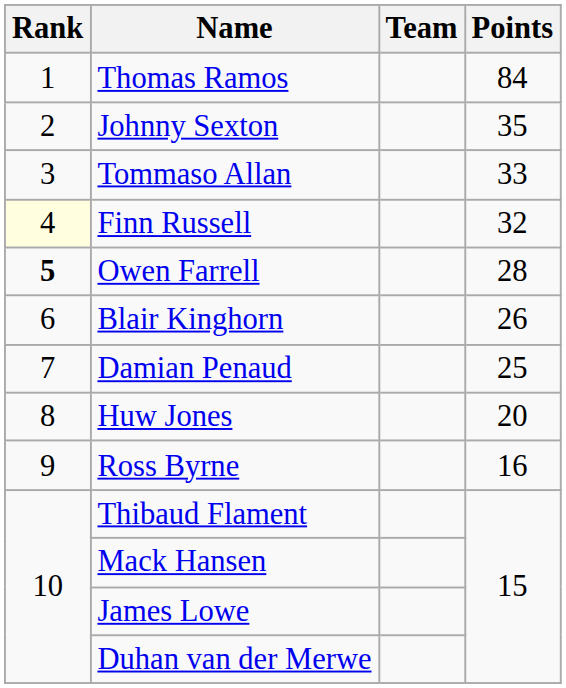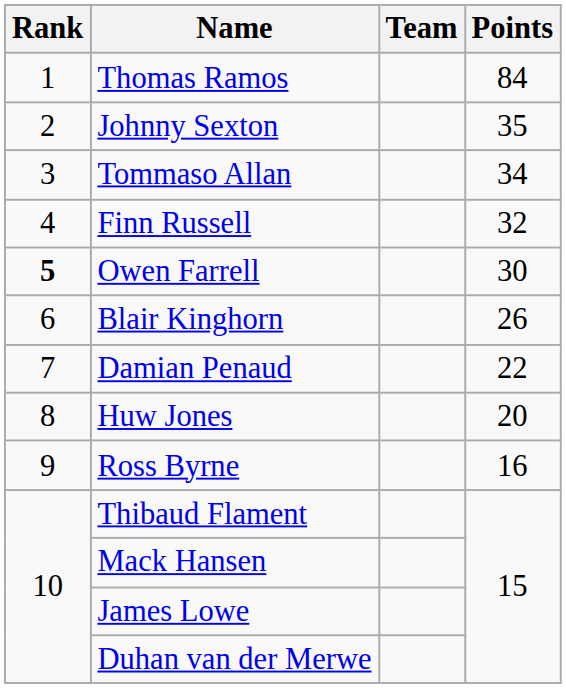(512, 174) 33 -> (512, 174) 34
(48, 222) lightyellow background -> (48, 222) no background
(512, 271) 28 -> (512, 271) 30
(512, 367) 25 -> (512, 367) 22
